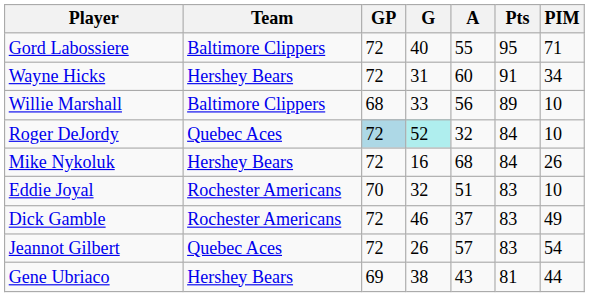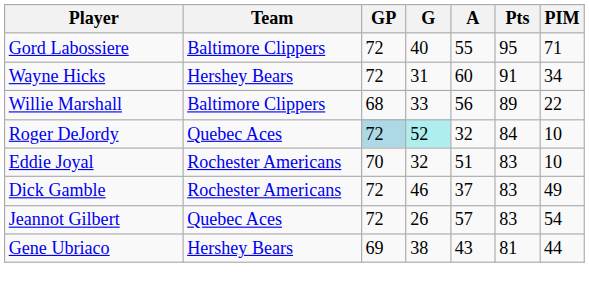(553, 104) 10 -> (553, 104) 22
- row: (62, 162)
